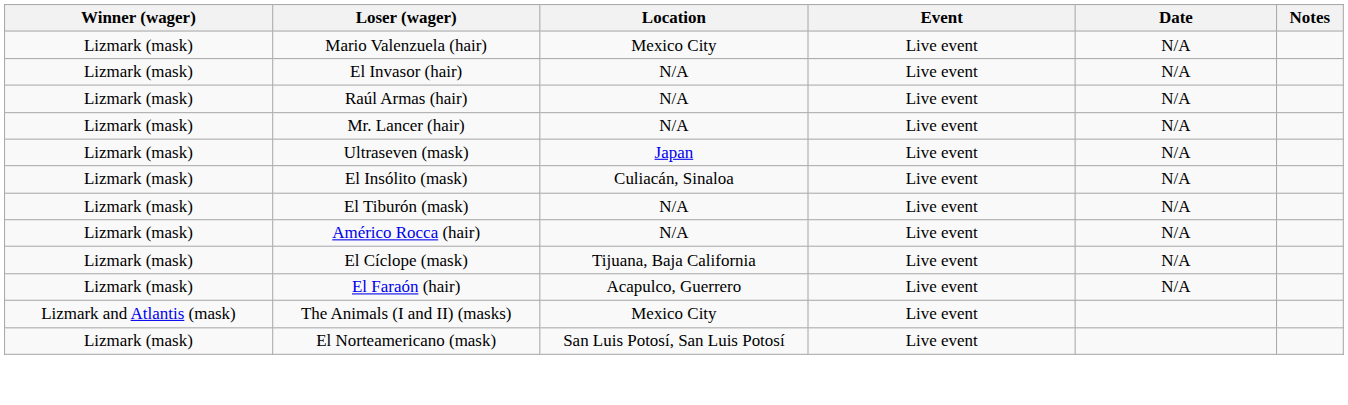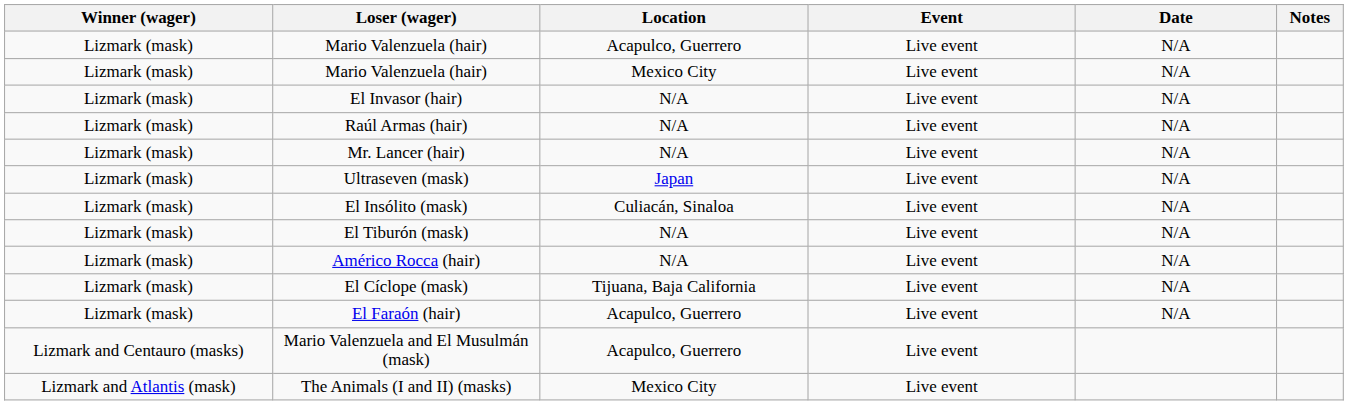+ row: (406, 44)
+ row: (406, 350)
- row: (406, 340)
